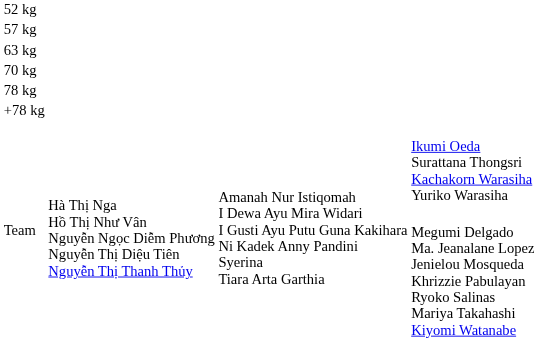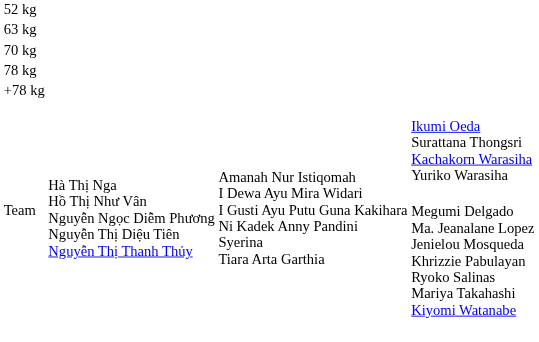- row: (20, 29)
